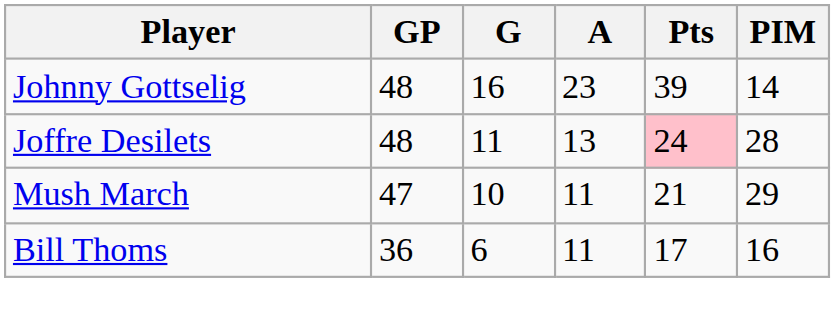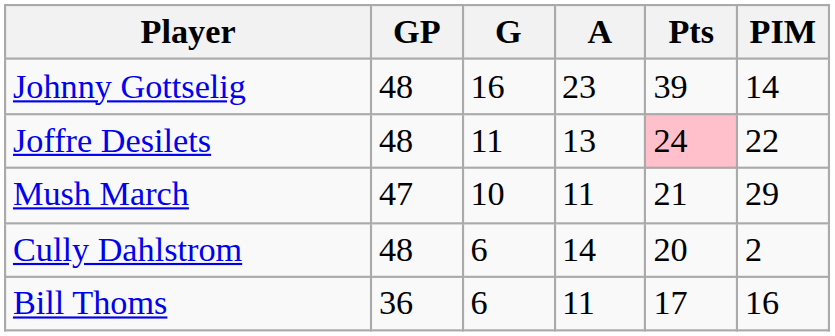(762, 140) 28 -> (762, 140) 22
+ row: (128, 248)
